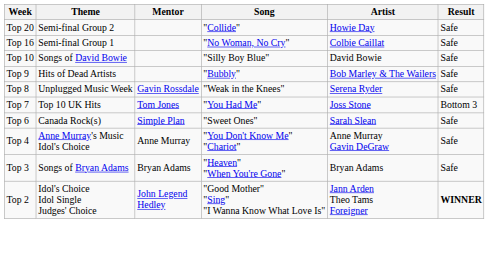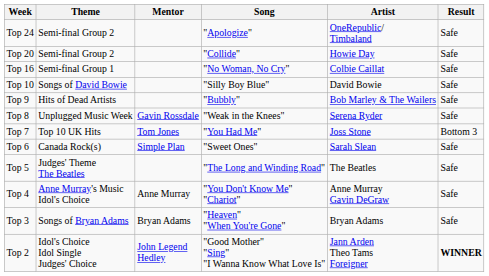+ row: (20, 33)
+ row: (18, 168)
